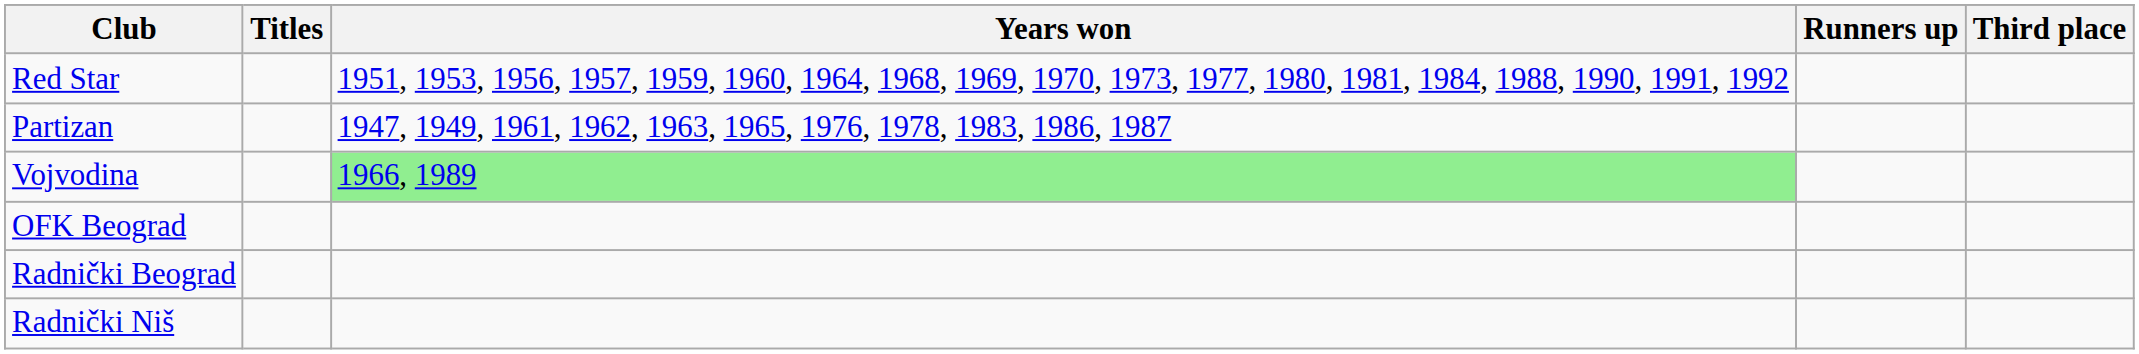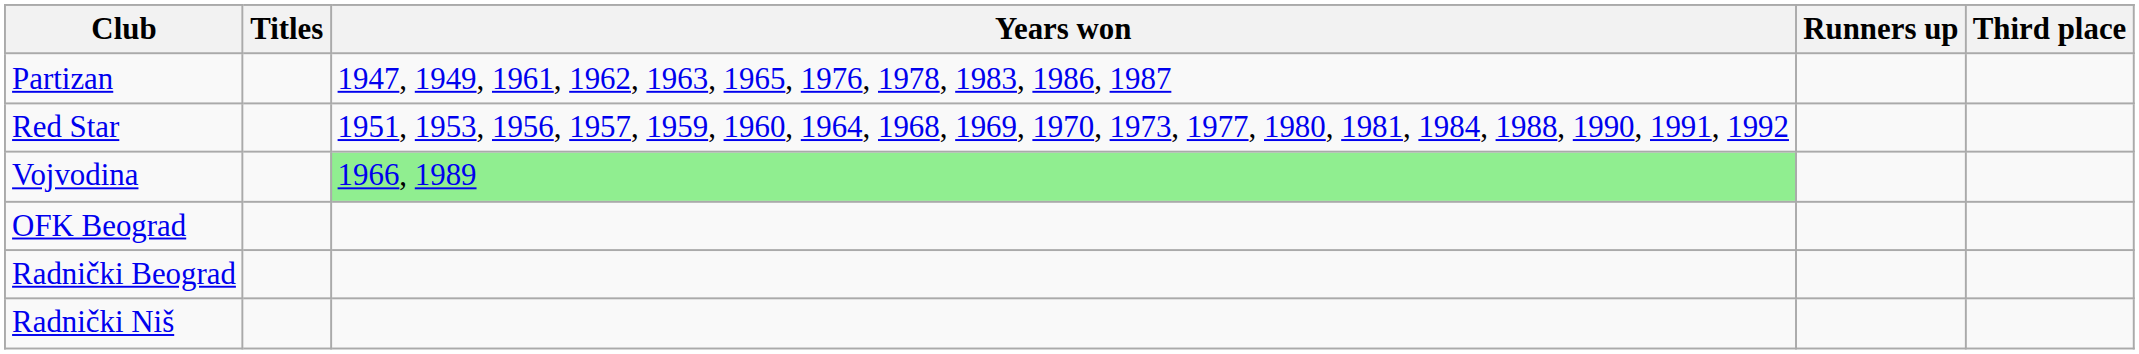rows swapped: (66, 77) <-> (63, 126)
